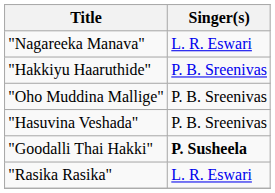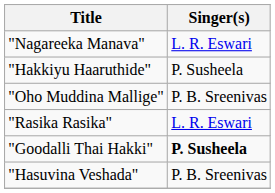(219, 70) P. B. Sreenivas -> (207, 70) P. Susheela
rows swapped: (60, 175) <-> (73, 123)
